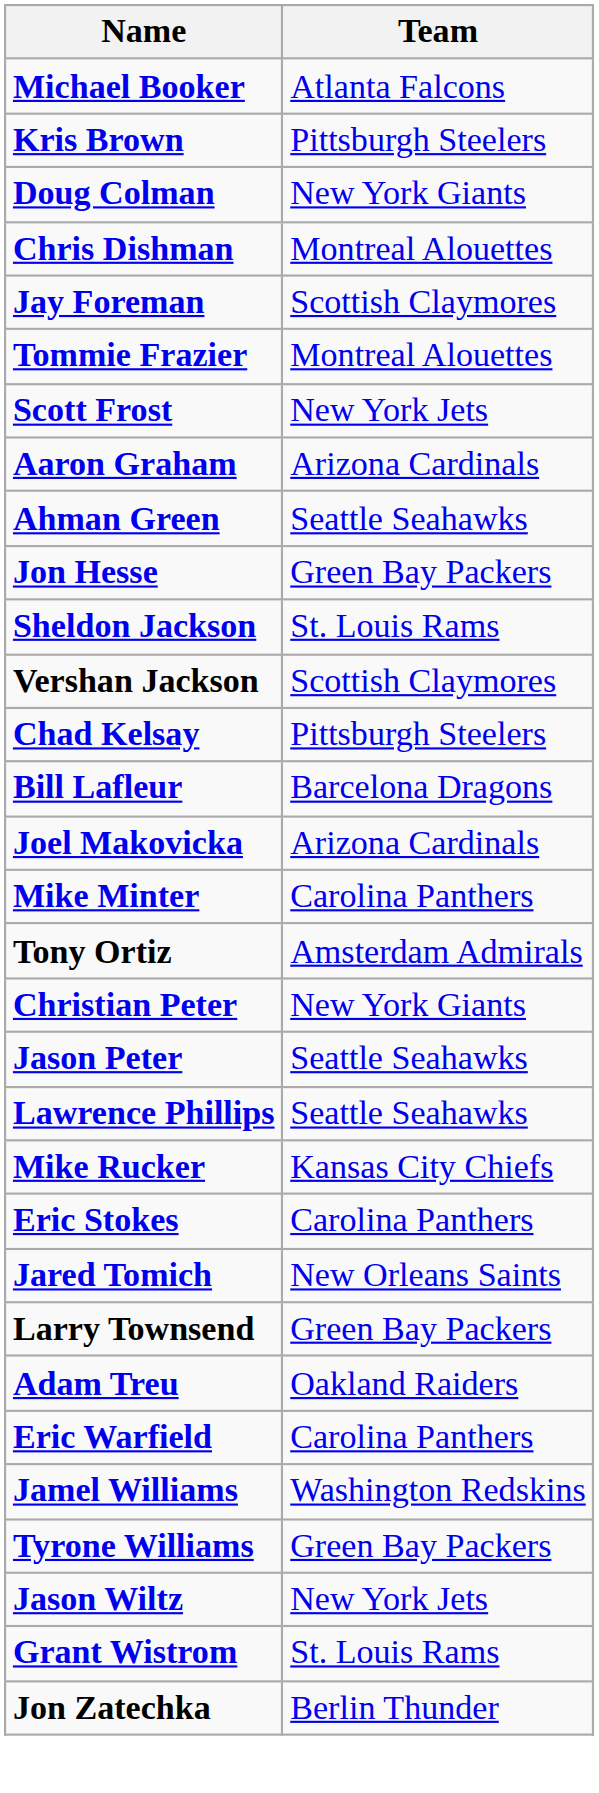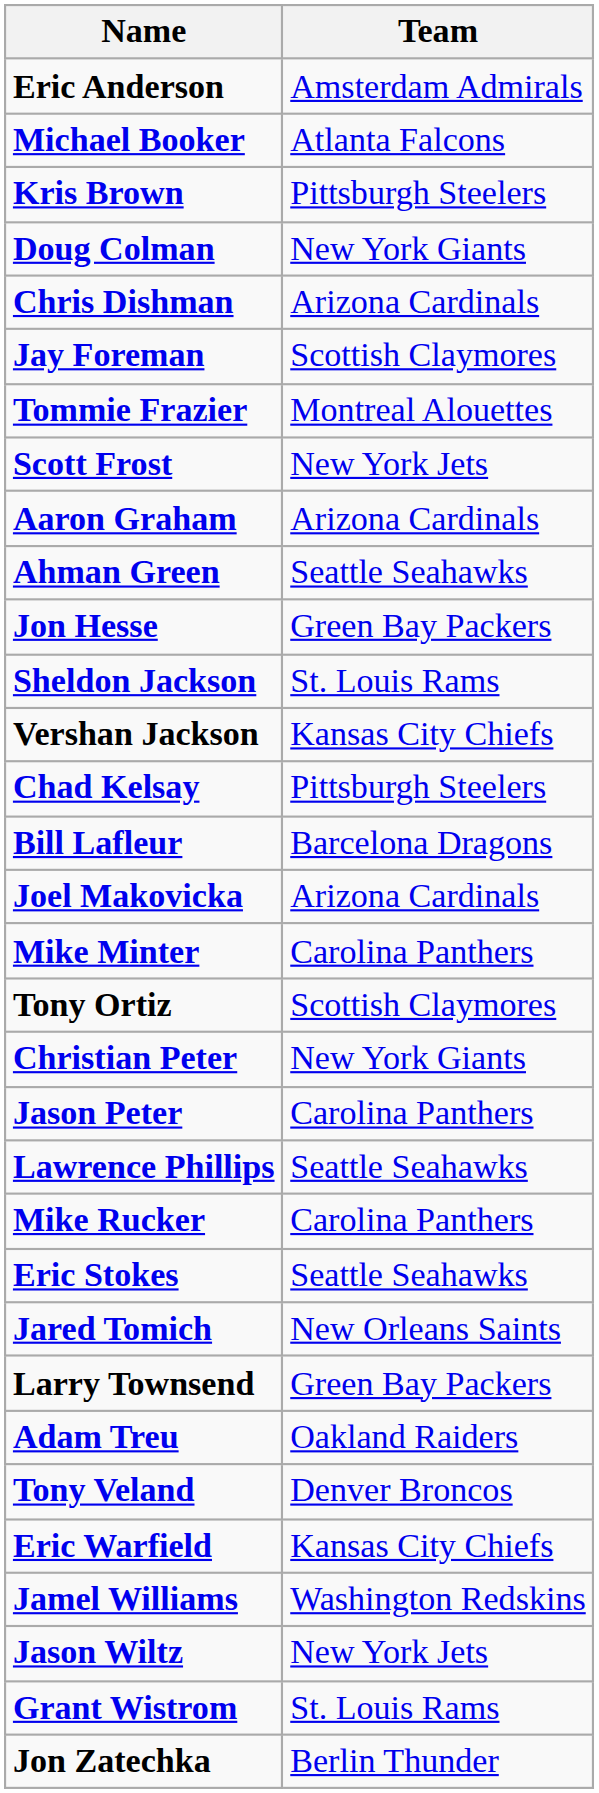+ row: (118, 85)
(421, 247) Montreal Alouettes -> (415, 301) Arizona Cardinals
(423, 680) Scottish Claymores -> (422, 734) Kansas City Chiefs
(436, 950) Amsterdam Admirals -> (423, 1004) Scottish Claymores
(409, 1058) Seattle Seahawks -> (412, 1112) Carolina Panthers
(422, 1166) Kansas City Chiefs -> (412, 1220) Carolina Panthers
(412, 1220) Carolina Panthers -> (409, 1274) Seattle Seahawks
+ row: (104, 1490)
(412, 1436) Carolina Panthers -> (422, 1544) Kansas City Chiefs
- row: (133, 1544)
